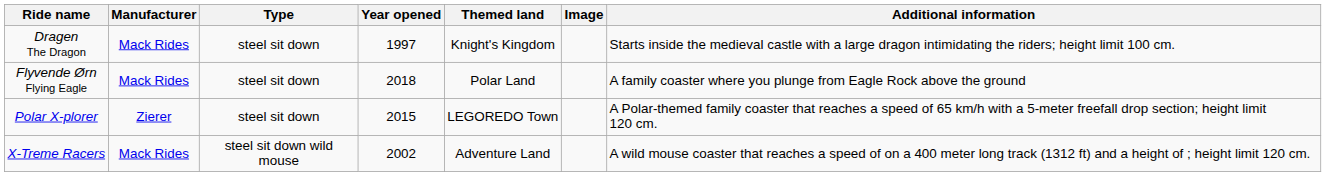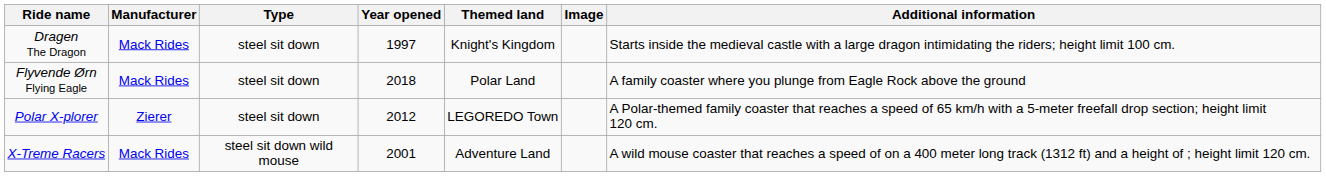(401, 116) 2015 -> (401, 116) 2012
(401, 153) 2002 -> (401, 153) 2001
